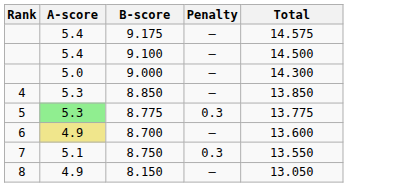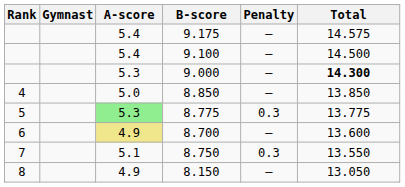+ column: (68, 14)
(72, 73) 5.0 -> (129, 73) 5.3
(292, 73) normal -> (349, 73) bold
(72, 93) 5.3 -> (129, 93) 5.0
